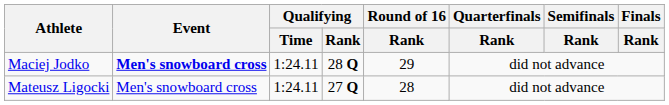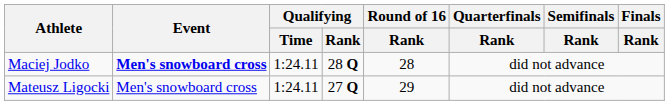(407, 64) 29 -> (407, 64) 28
(407, 87) 28 -> (407, 87) 29
